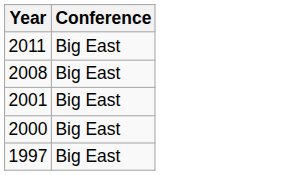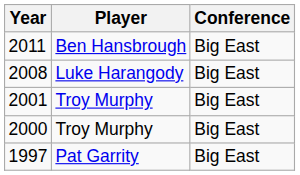+ column: (121, 18)
